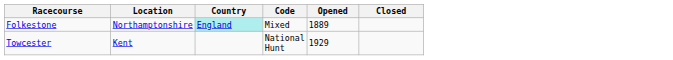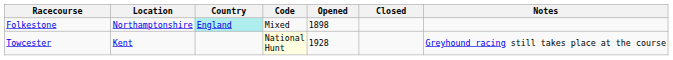+ column: (546, 11)
(319, 25) 1889 -> (319, 25) 1898
(285, 43) no background -> (285, 43) lightyellow background
(319, 43) 1929 -> (319, 43) 1928
